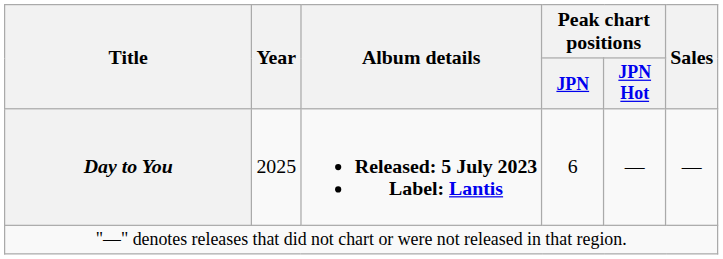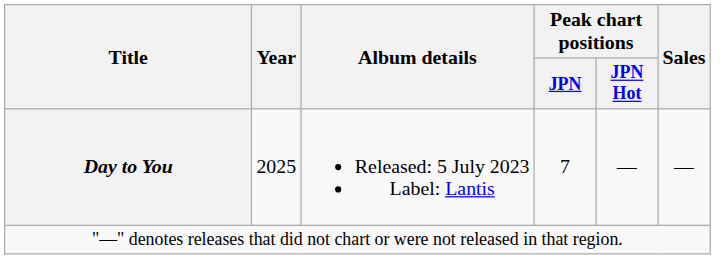(421, 178) bold -> (417, 178) normal
(573, 166) 6 -> (565, 166) 7
